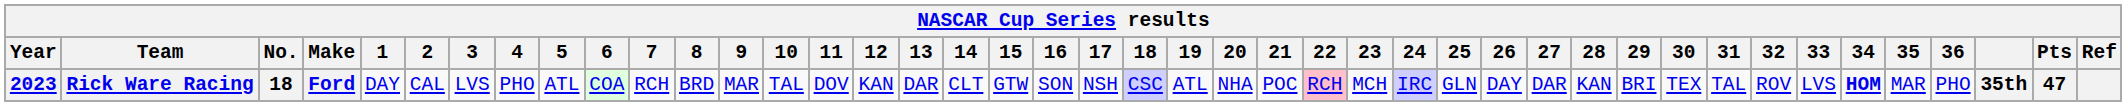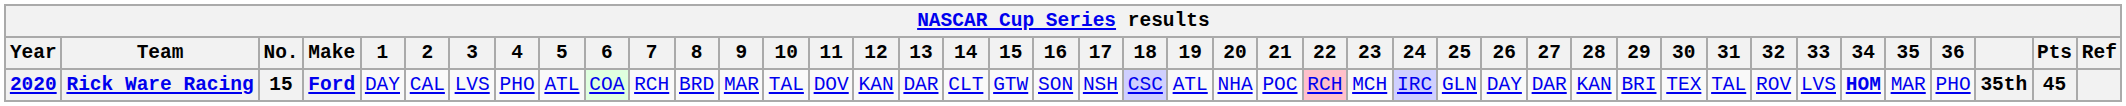(33, 84) 2023 -> (33, 84) 2020
(281, 84) 18 -> (281, 84) 15
(2054, 84) 47 -> (2054, 84) 45
